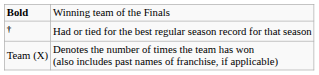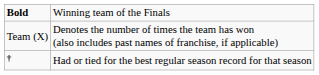rows swapped: (9, 31) <-> (27, 55)
